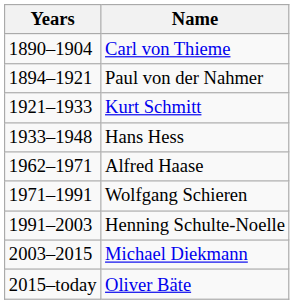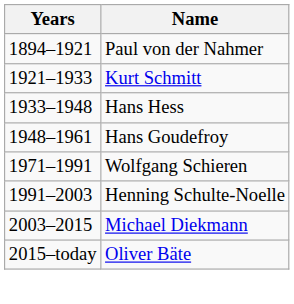- row: (168, 48)
+ row: (167, 136)
- row: (154, 166)
